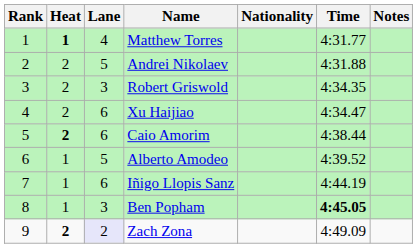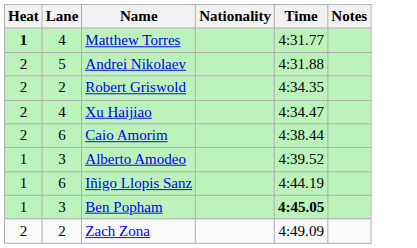- column: (25, 16)
(104, 87) 3 -> (62, 87) 2
(104, 111) 6 -> (62, 111) 4
(65, 135) bold -> (23, 135) normal
(104, 159) 5 -> (62, 159) 3
(65, 231) bold -> (23, 231) normal
(104, 231) lavender background -> (62, 231) no background
